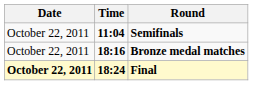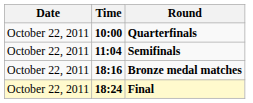+ row: (162, 32)
(50, 70) bold -> (48, 88) normal
